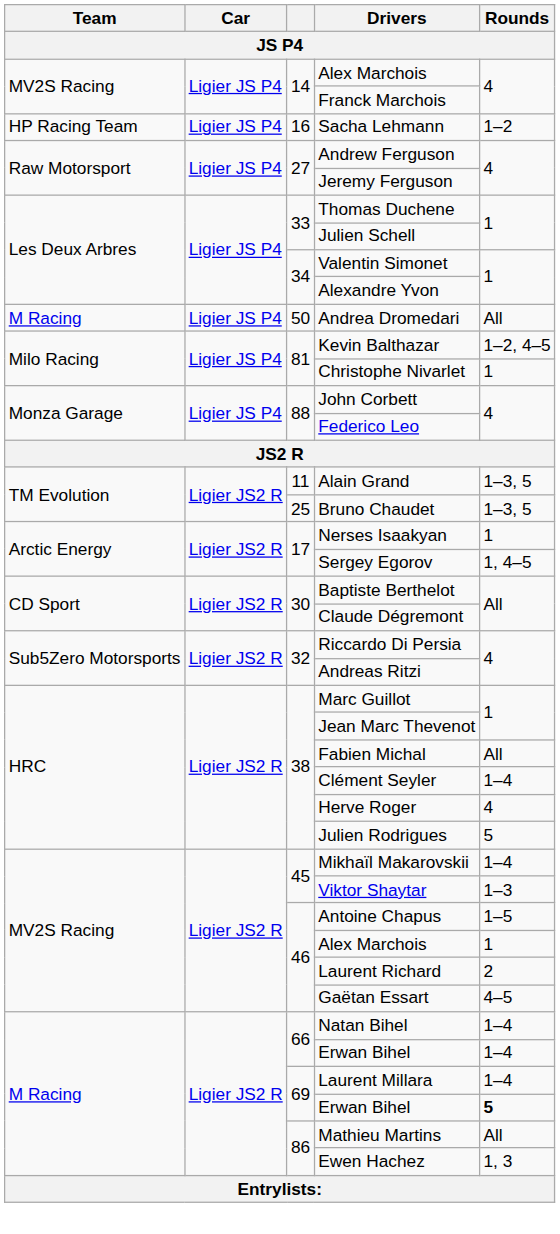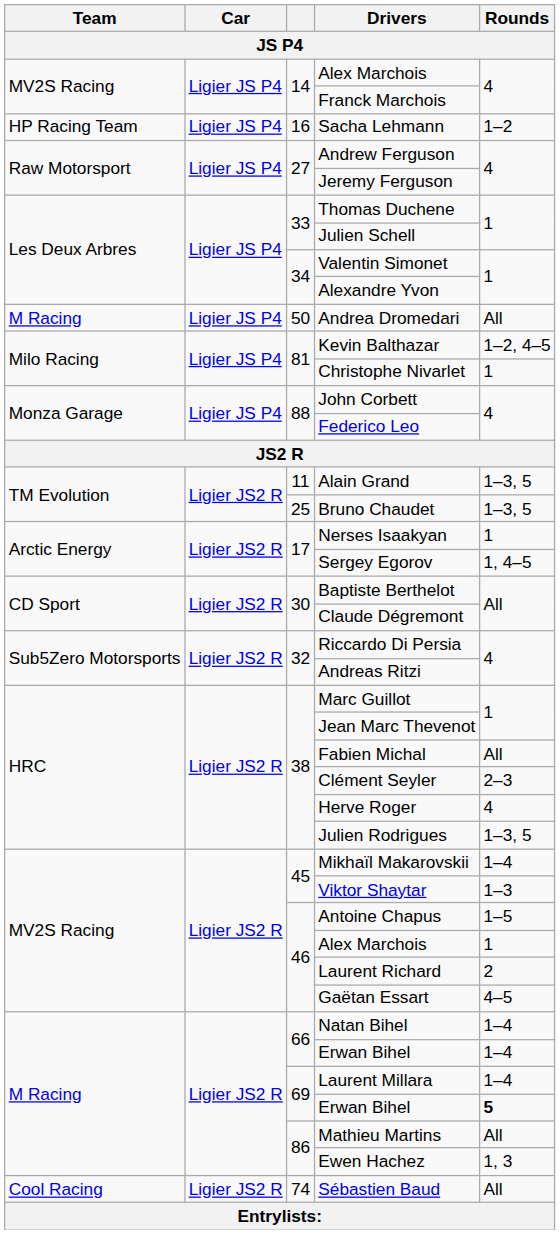(498, 780) 1–4 -> (498, 780) 2–3
(488, 835) 5 -> (508, 835) 1–3, 5
+ row: (300, 1189)
